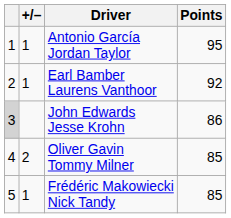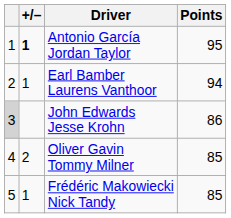(26, 45) normal -> (26, 45) bold
(215, 83) 92 -> (215, 83) 94
